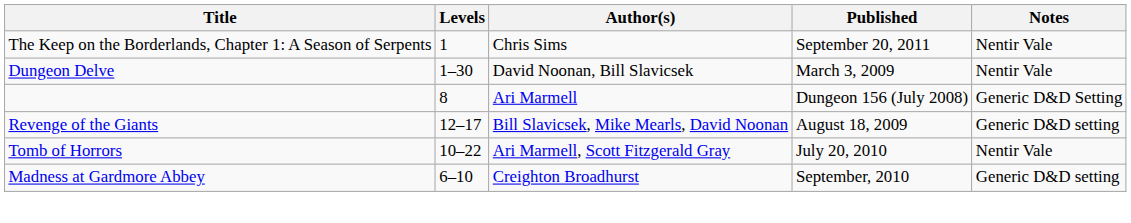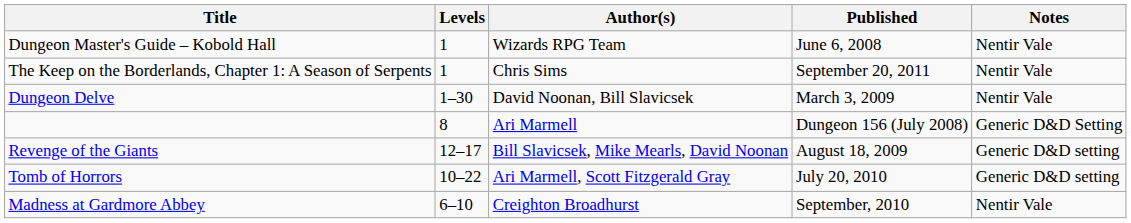+ row: (142, 44)
(1014, 151) Nentir Vale -> (1048, 177) Generic D&D setting
(1048, 177) Generic D&D setting -> (1014, 204) Nentir Vale
